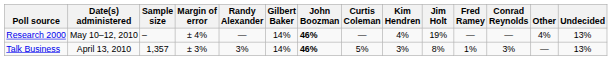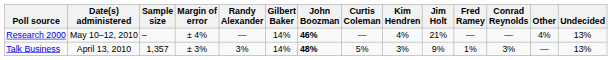(438, 35) 19% -> (438, 35) 21%
(309, 49) 46% -> (309, 49) 48%
(438, 49) 8% -> (438, 49) 9%
